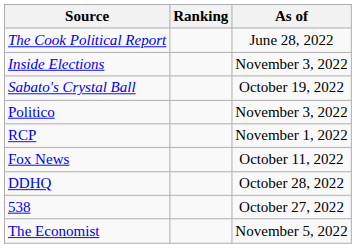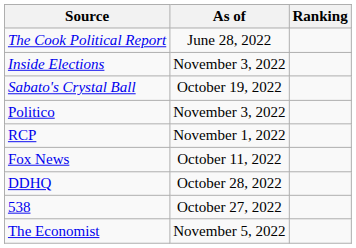columns swapped: (201, 16) <-> (291, 16)
